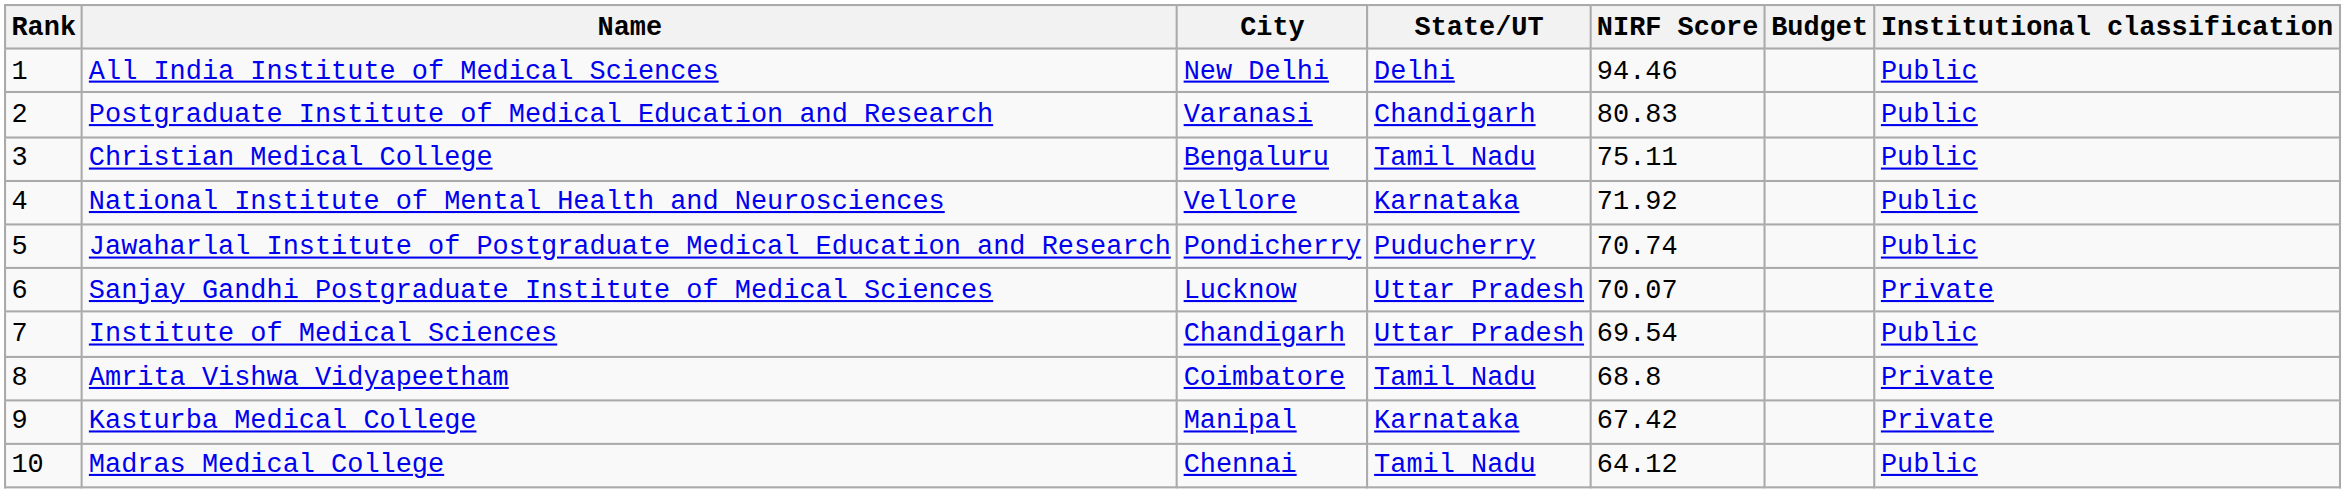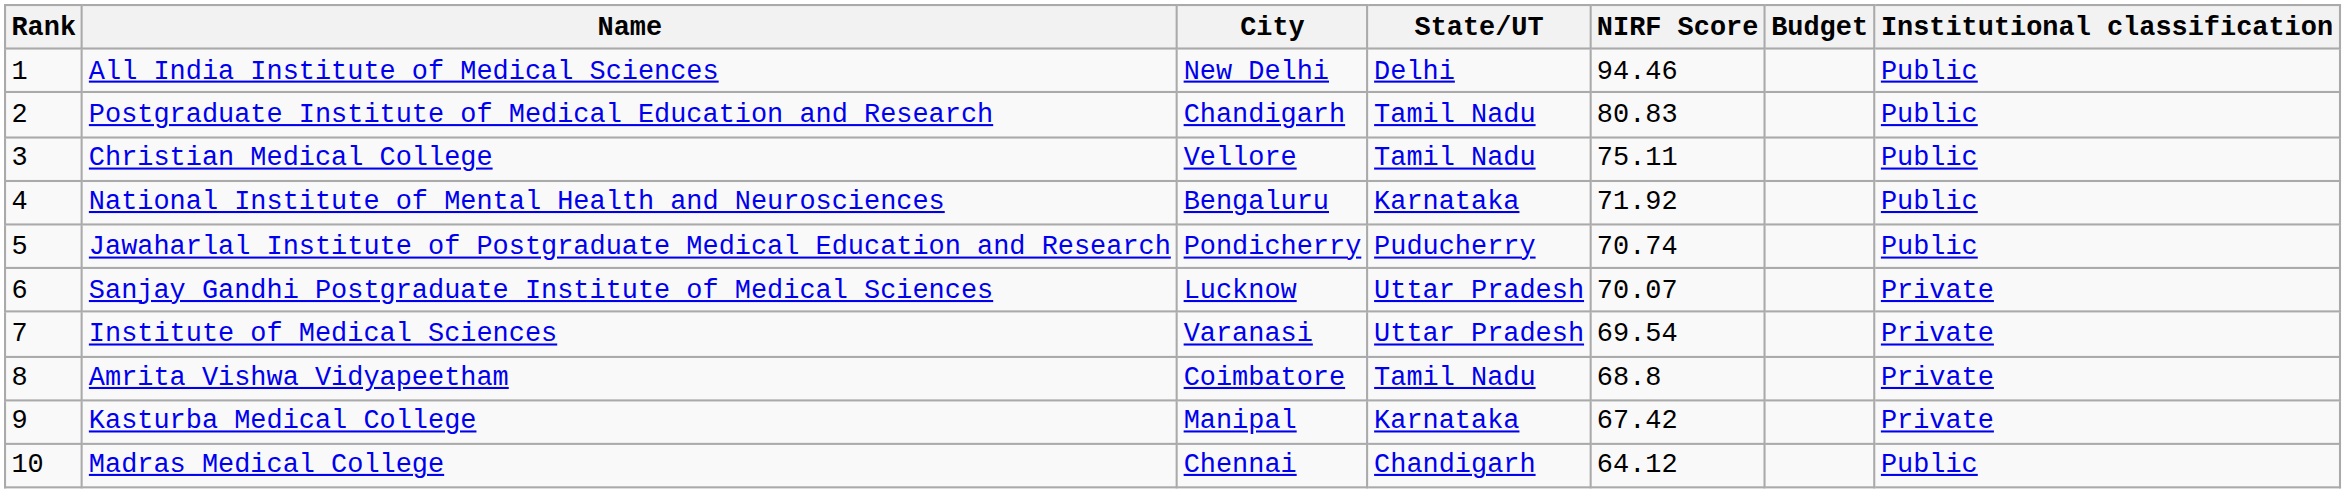(1248, 115) Varanasi -> (1264, 115) Chandigarh
(1455, 115) Chandigarh -> (1455, 115) Tamil Nadu
(1256, 159) Bengaluru -> (1240, 159) Vellore
(1240, 202) Vellore -> (1256, 202) Bengaluru
(1264, 334) Chandigarh -> (1248, 334) Varanasi
(1929, 334) Public -> (1937, 334) Private
(1455, 466) Tamil Nadu -> (1455, 466) Chandigarh
